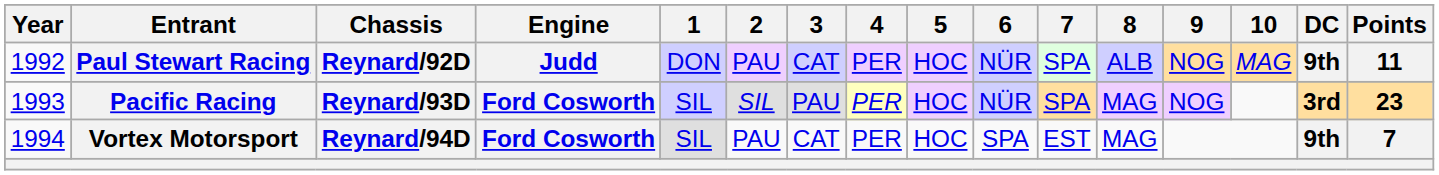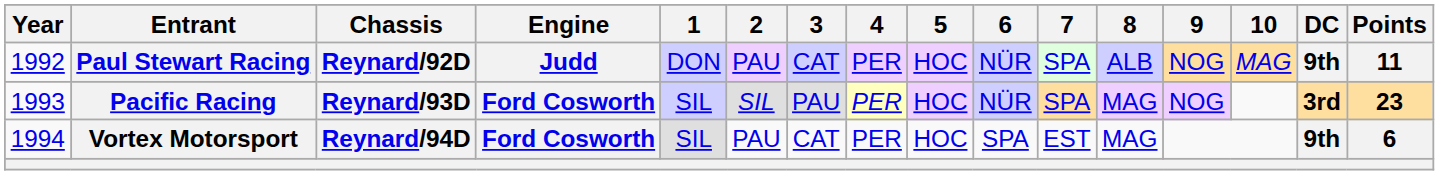(1390, 139) 7 -> (1390, 139) 6
